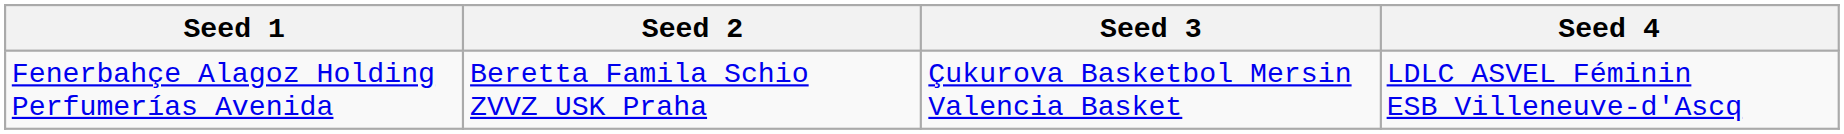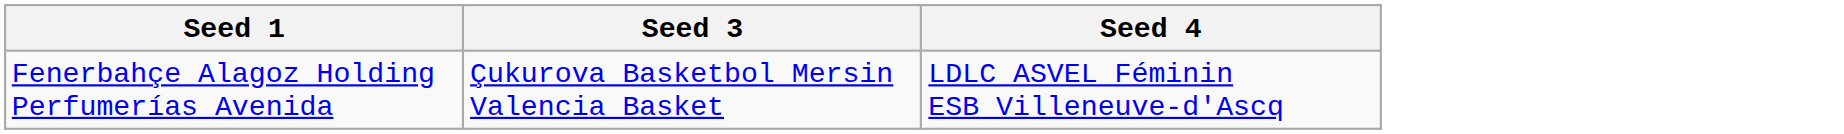- column: (693, 28)
